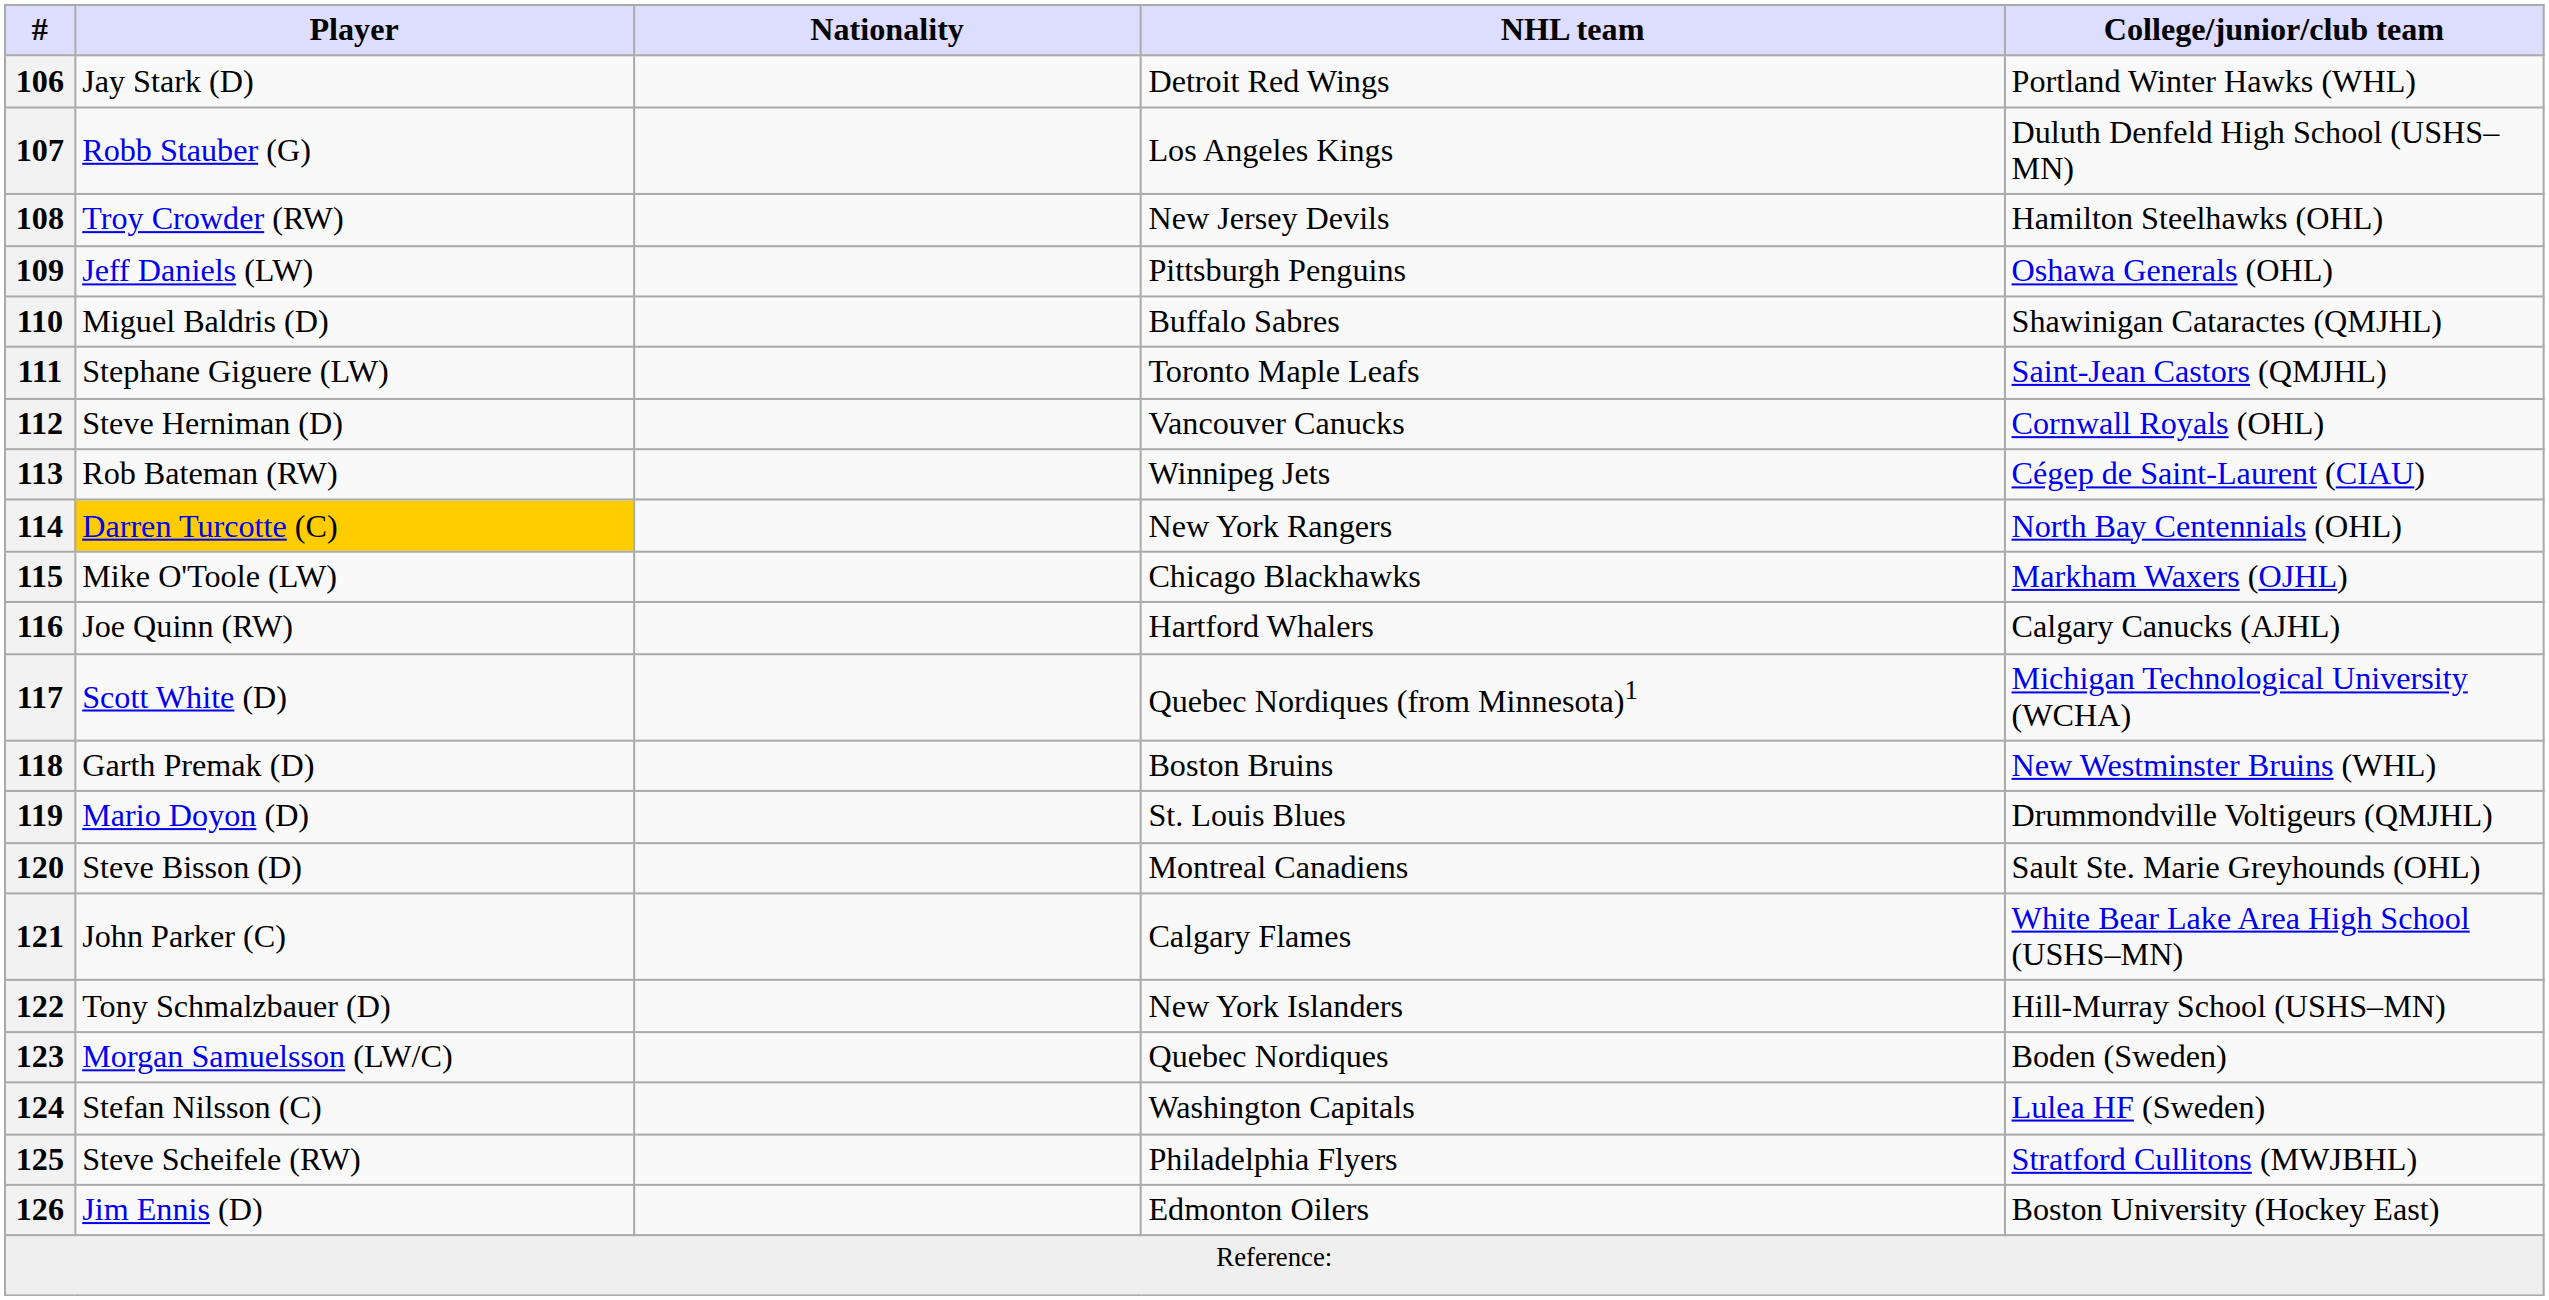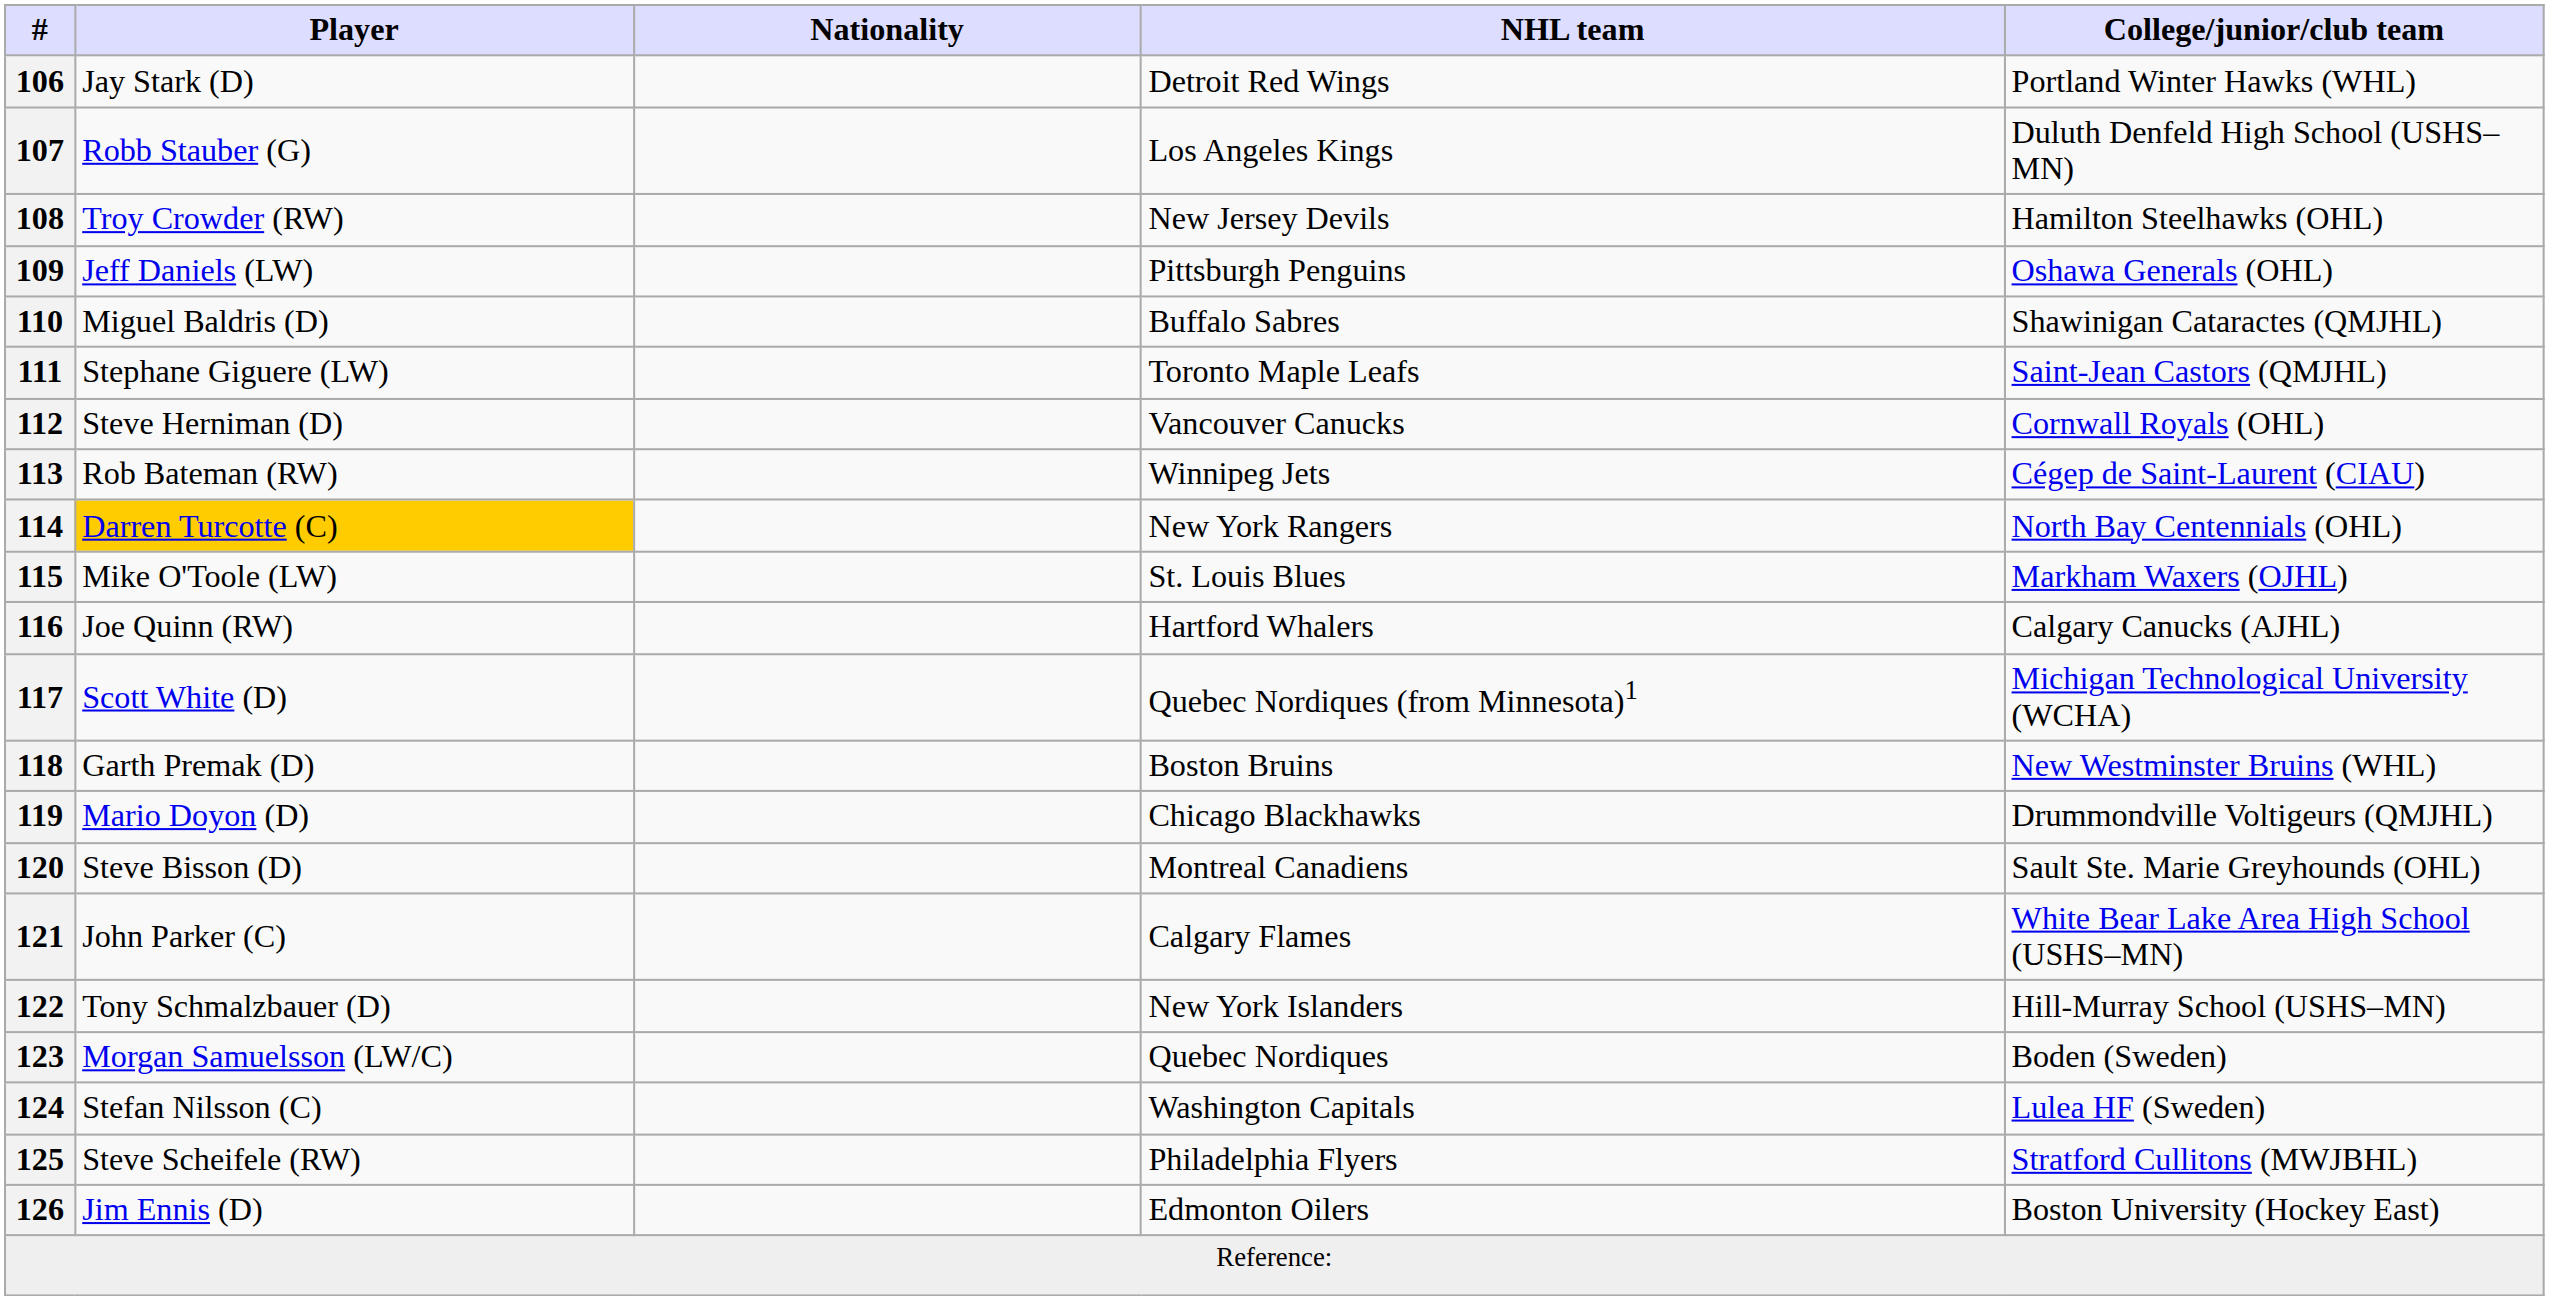(1285, 576) Chicago Blackhawks -> (1247, 576) St. Louis Blues
(1247, 816) St. Louis Blues -> (1285, 816) Chicago Blackhawks
